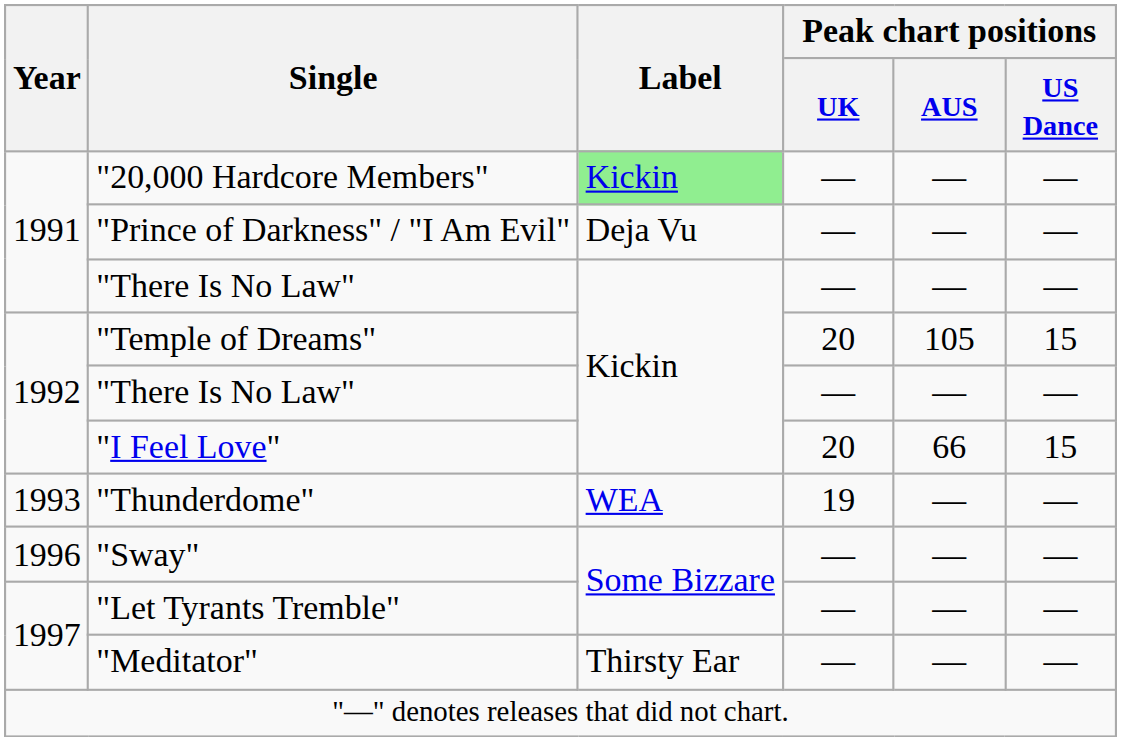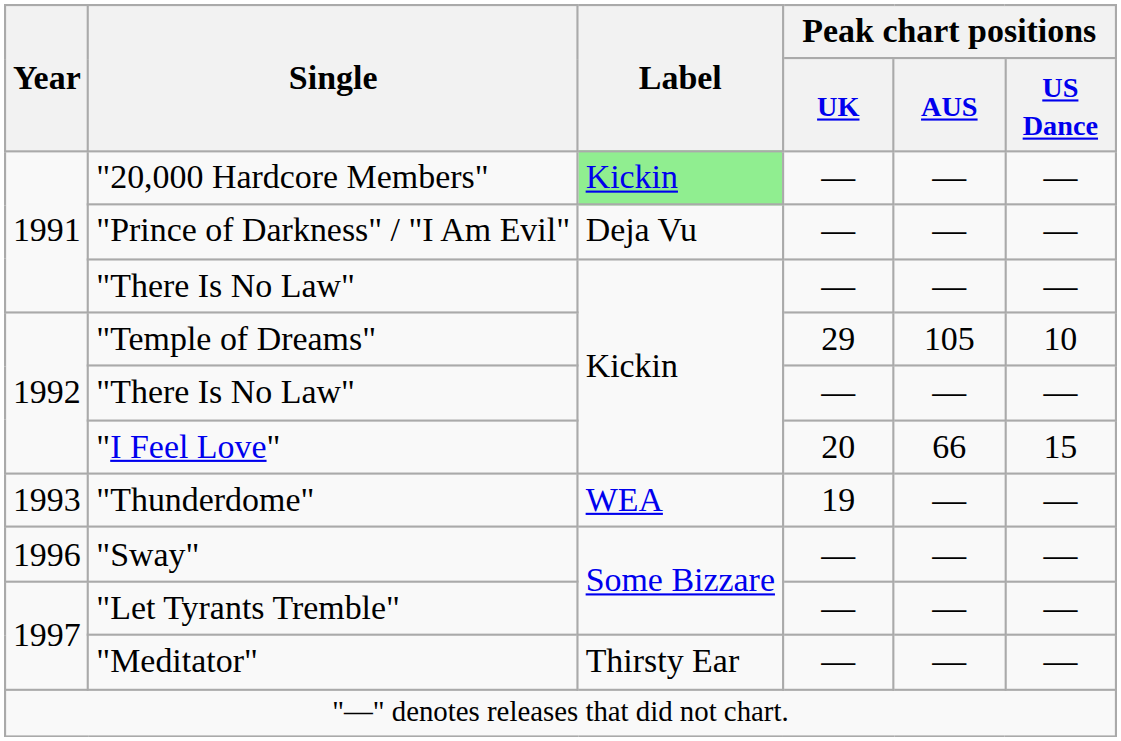(838, 338) 20 -> (838, 338) 29
(1060, 338) 15 -> (1060, 338) 10
